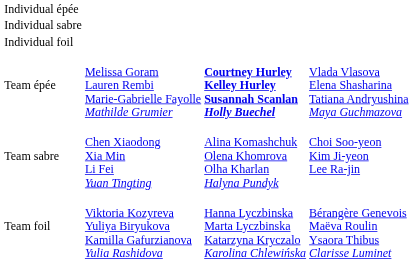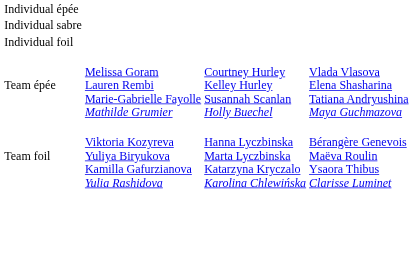(251, 92) bold -> (248, 92) normal
- row: (32, 156)
